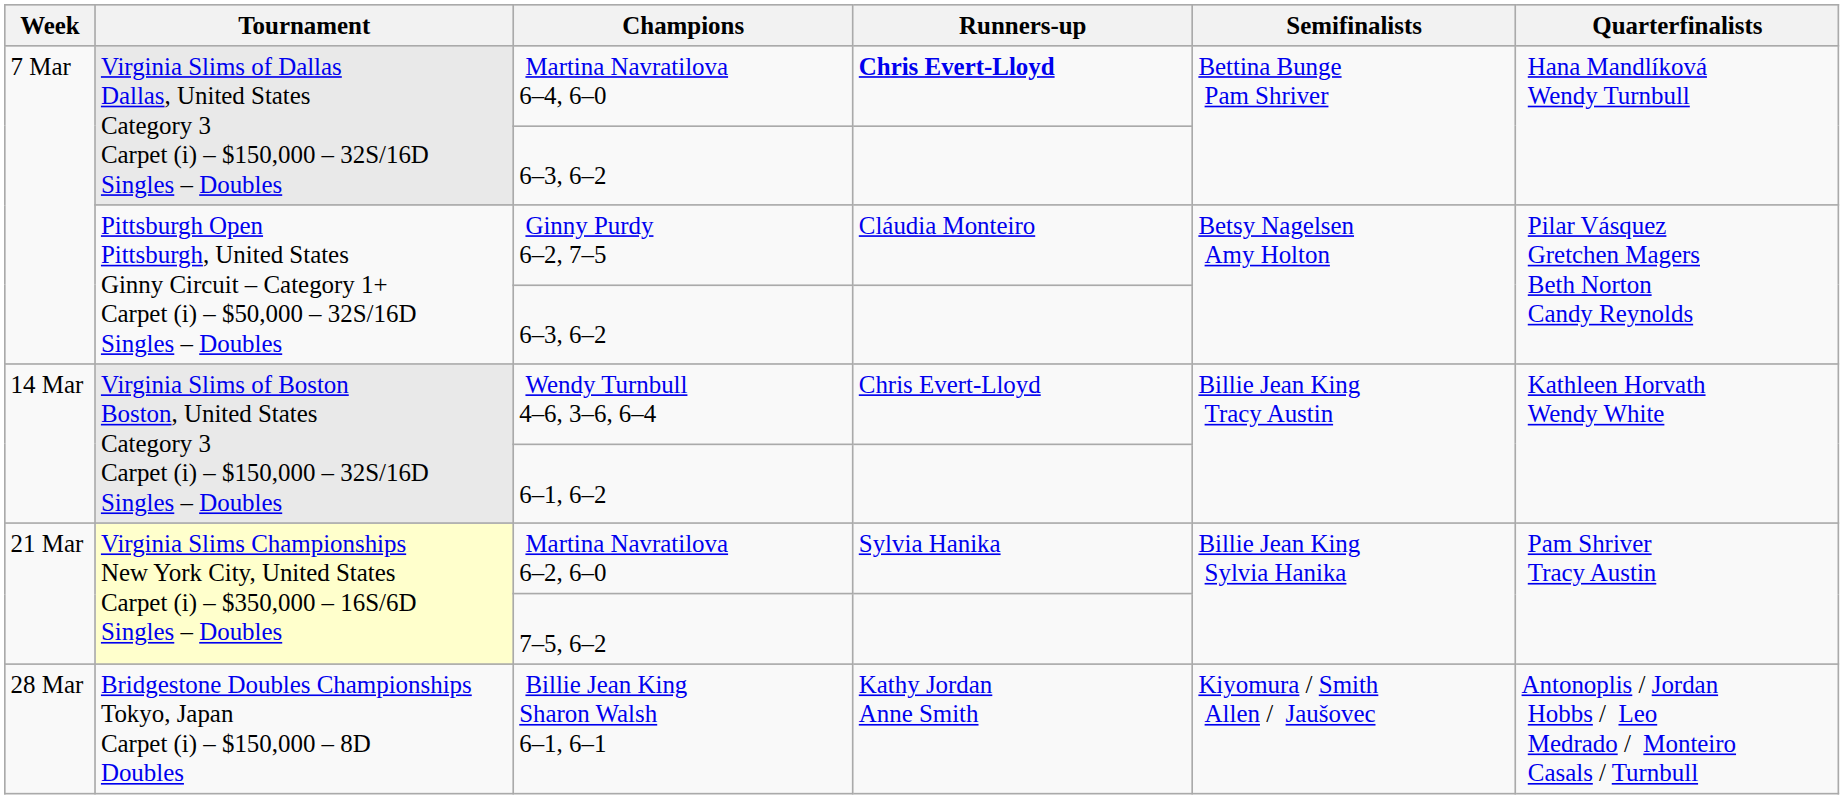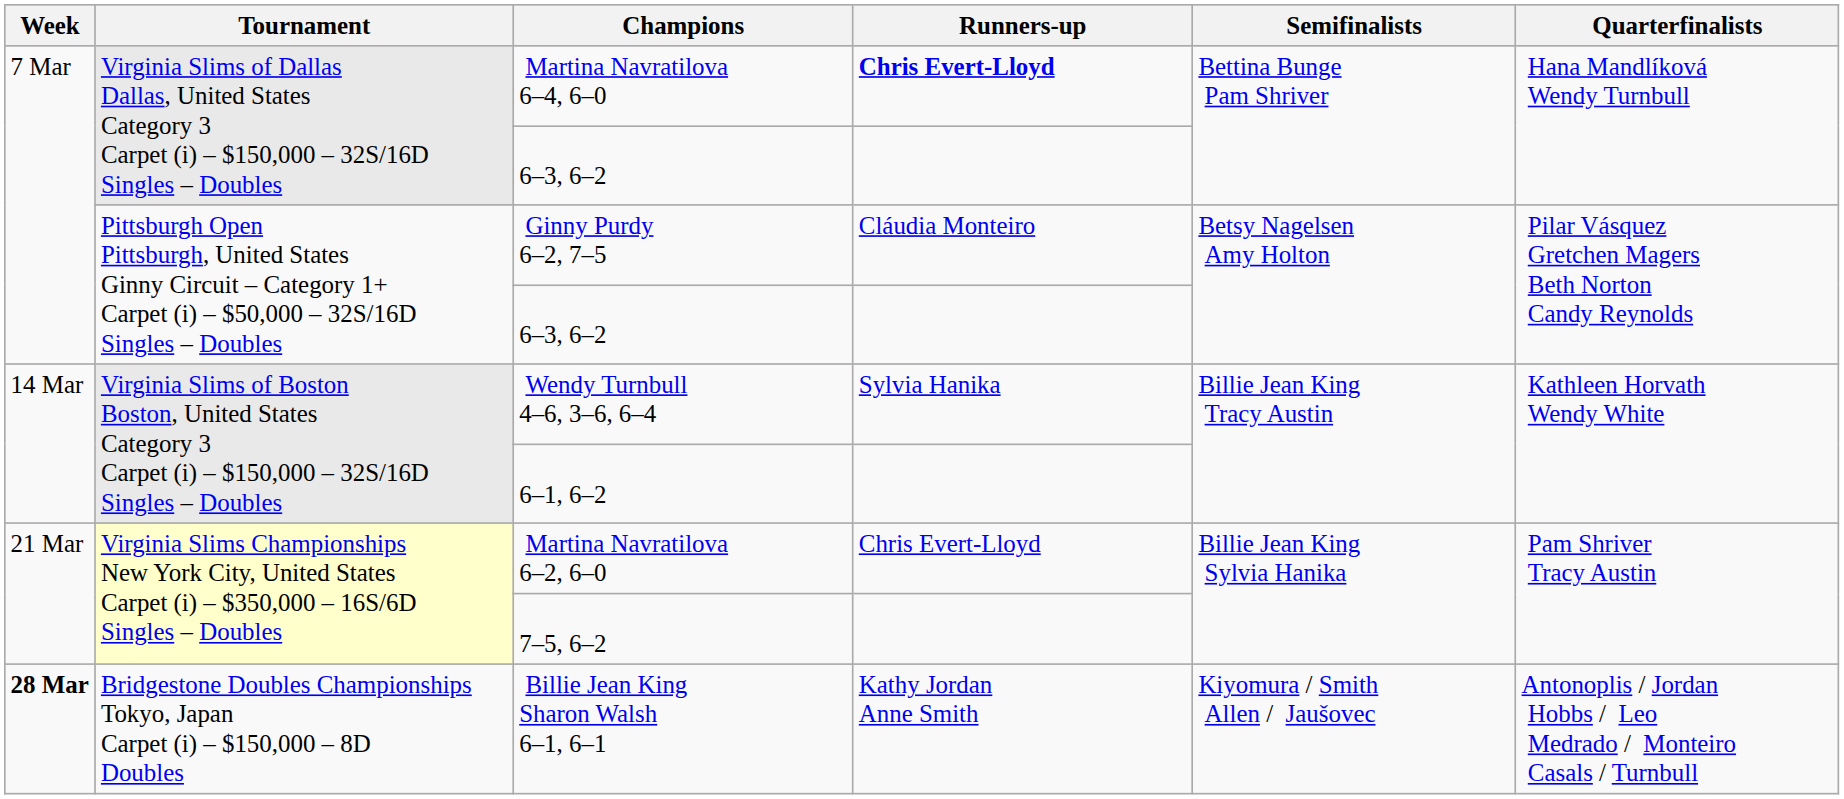(950, 384) Chris Evert-Lloyd -> (930, 384) Sylvia Hanika
(930, 543) Sylvia Hanika -> (950, 543) Chris Evert-Lloyd
(47, 685) normal -> (50, 685) bold
